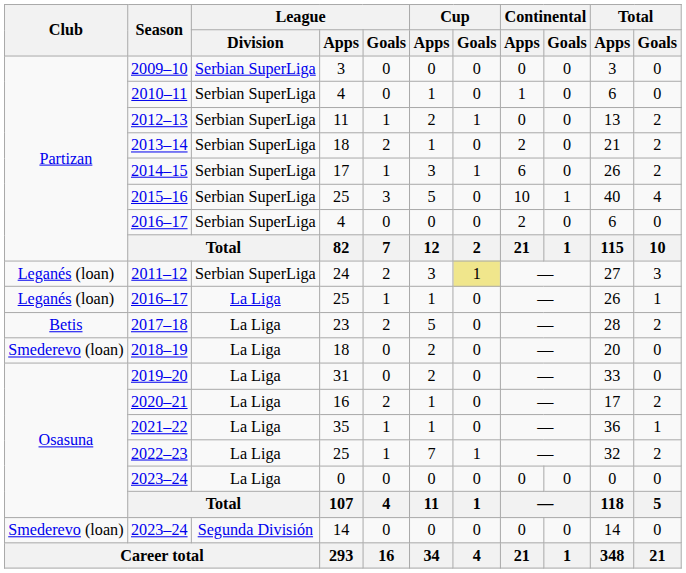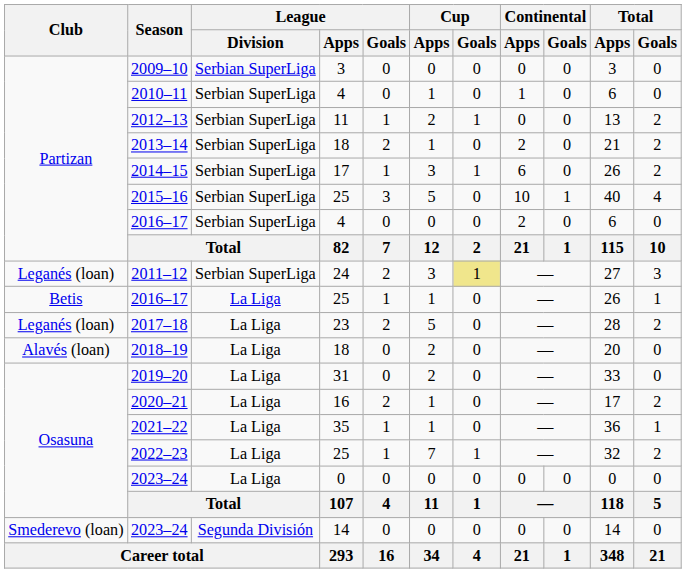(66, 299) Leganés (loan) -> (66, 299) Betis
(66, 324) Betis -> (66, 324) Leganés (loan)
(66, 350) Smederevo (loan) -> (66, 350) Alavés (loan)
